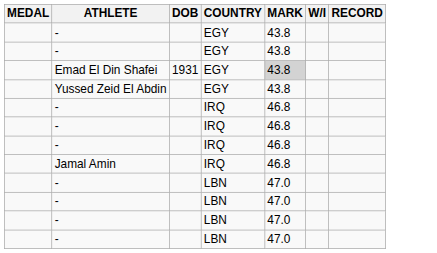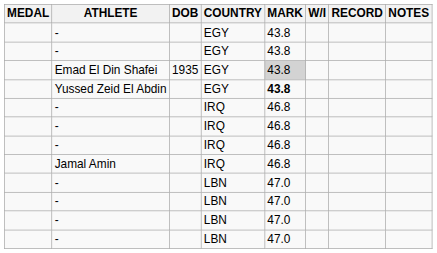+ column: (409, 13)
(185, 70) 1931 -> (185, 70) 1935
(279, 88) normal -> (279, 88) bold
